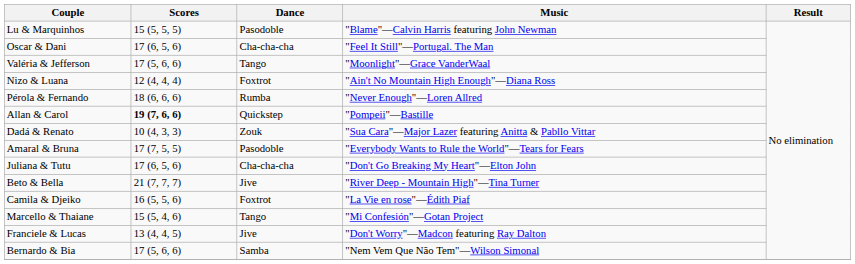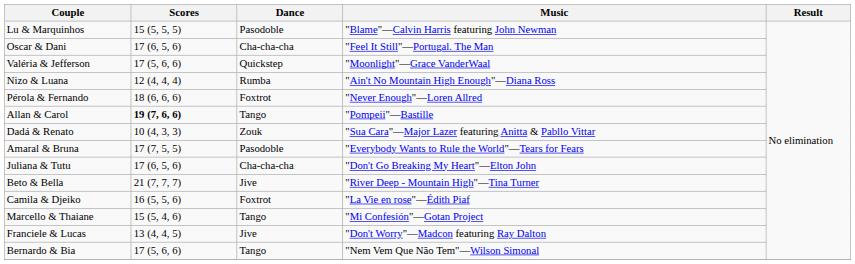(253, 64) Tango -> (261, 64) Quickstep
(255, 81) Foxtrot -> (255, 81) Rumba
(255, 98) Rumba -> (255, 98) Foxtrot
(261, 115) Quickstep -> (253, 115) Tango
(254, 251) Samba -> (253, 251) Tango
